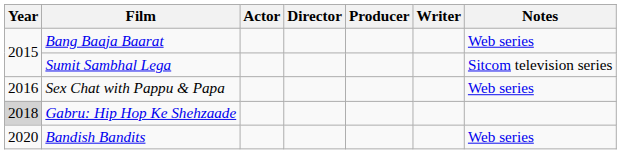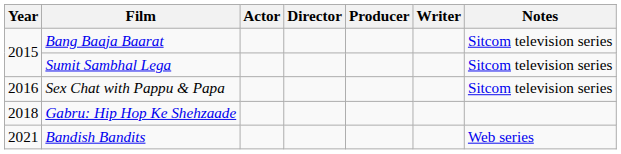(501, 40) Web series -> (540, 40) Sitcom television series
(501, 88) Web series -> (540, 88) Sitcom television series
(23, 112) lightgrey background -> (23, 112) no background
(23, 137) 2020 -> (23, 137) 2021
